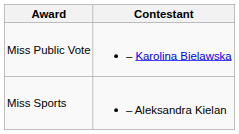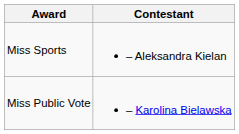rows swapped: (49, 49) <-> (37, 103)
